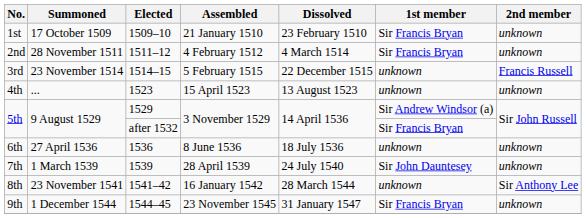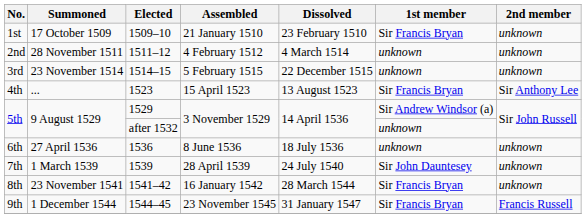(421, 52) Sir Francis Bryan -> (400, 52) unknown
(536, 71) Francis Russell -> (521, 71) unknown
(400, 90) unknown -> (421, 90) Sir Francis Bryan
(521, 90) unknown -> (539, 90) Sir Anthony Lee
(421, 128) Sir Francis Bryan -> (400, 128) unknown
(400, 185) unknown -> (421, 185) Sir Francis Bryan
(539, 185) Sir Anthony Lee -> (521, 185) unknown
(521, 204) unknown -> (536, 204) Francis Russell
